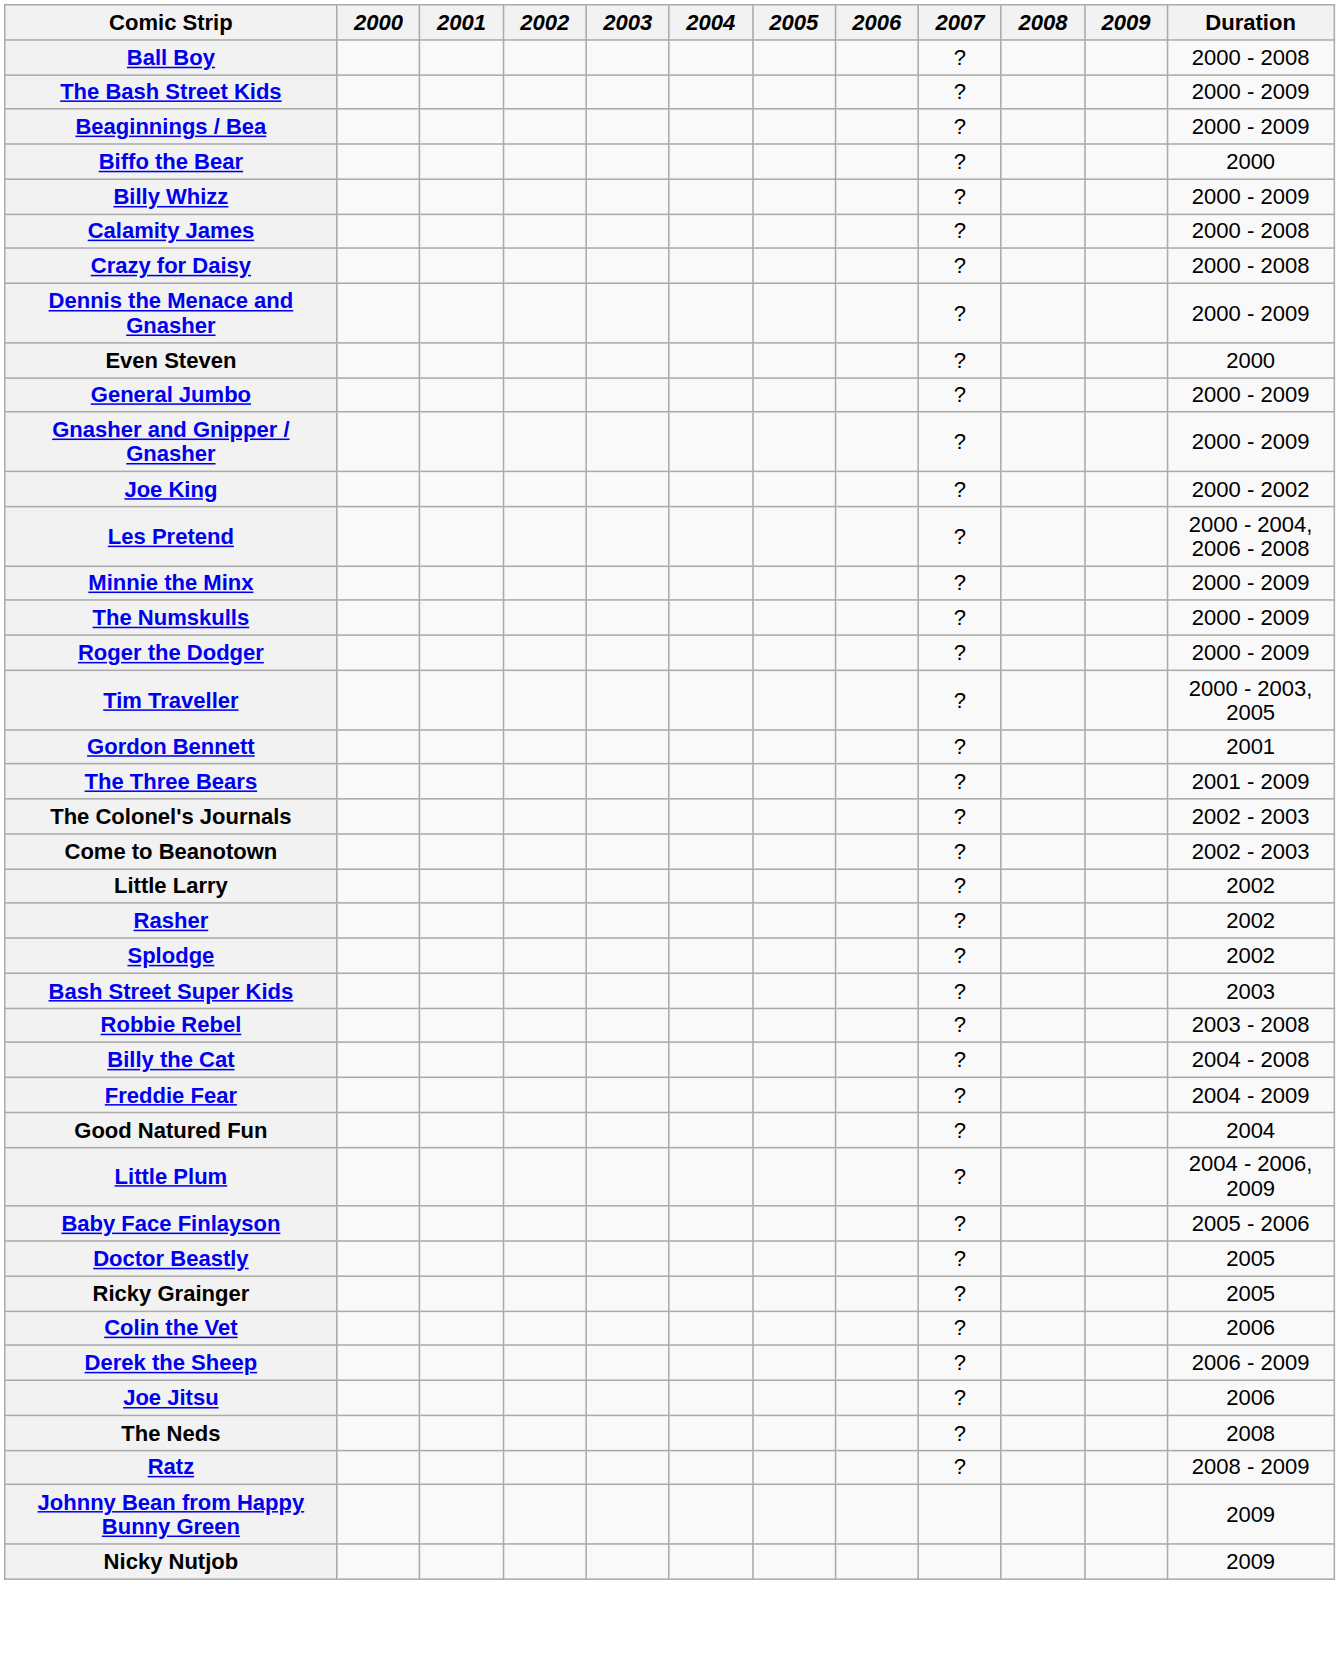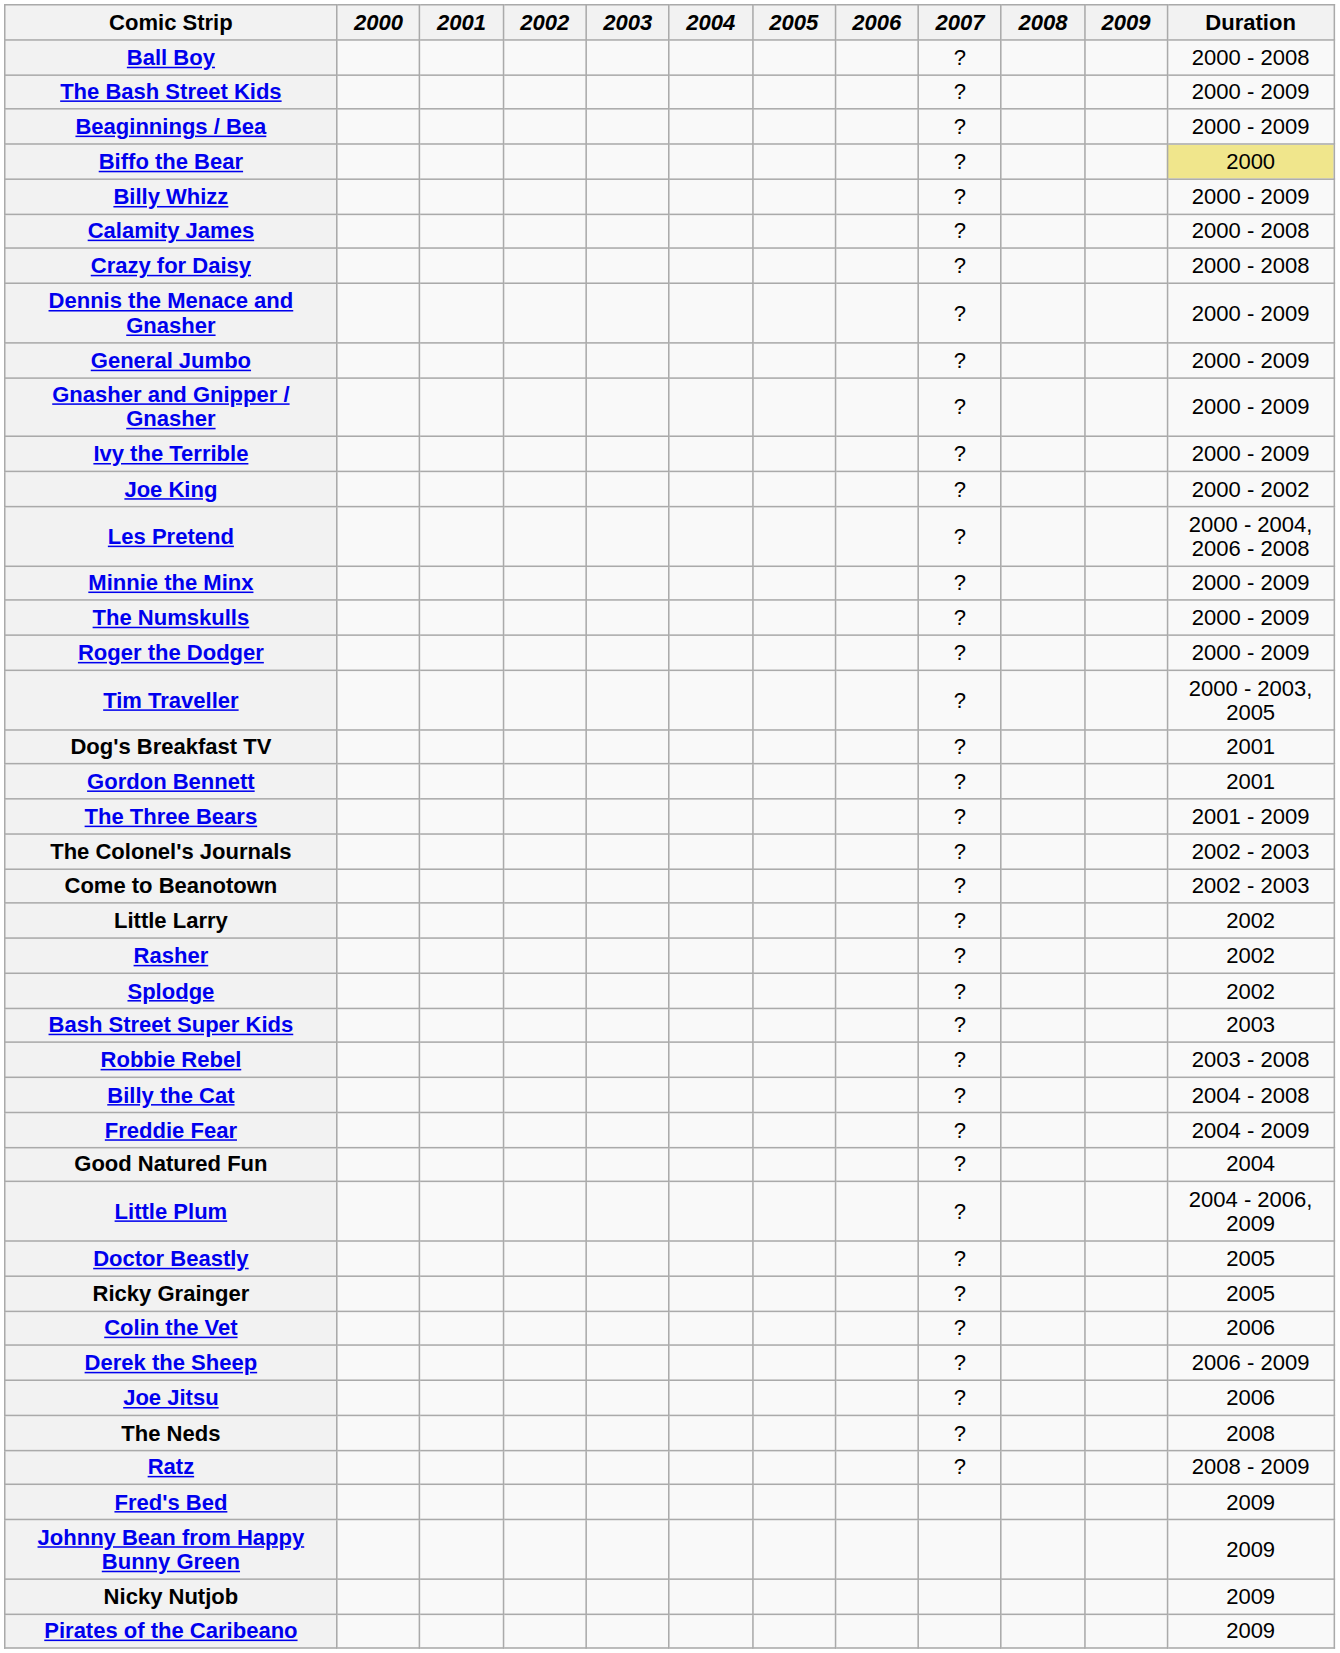(1251, 162) no background -> (1251, 162) khaki background
- row: (171, 360)
+ row: (171, 454)
+ row: (171, 747)
- row: (171, 1224)
+ row: (171, 1502)
+ row: (171, 1631)
